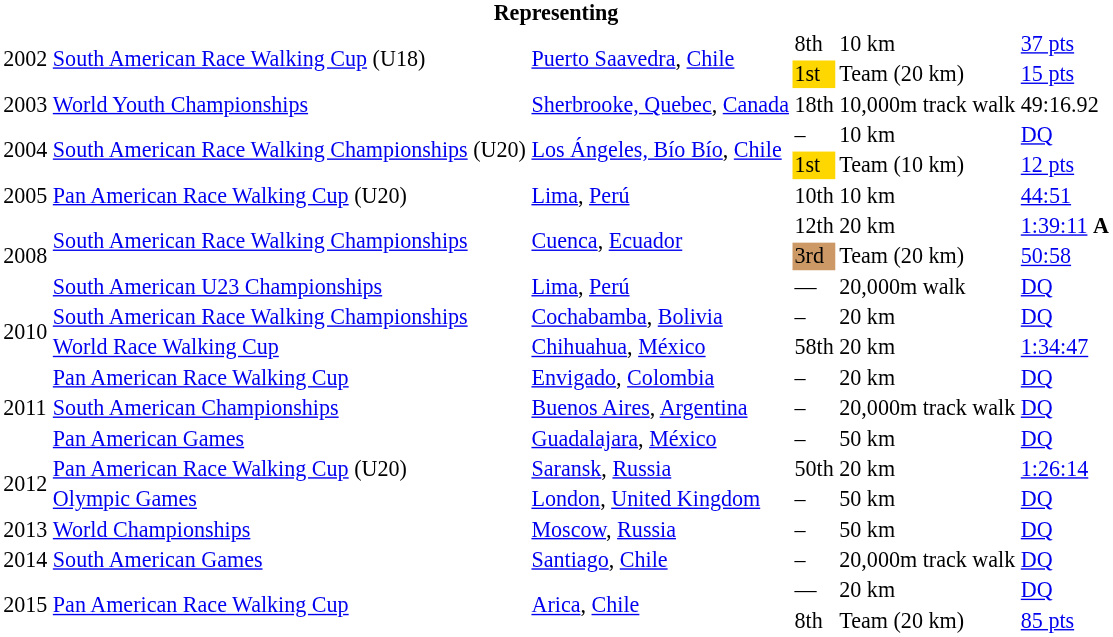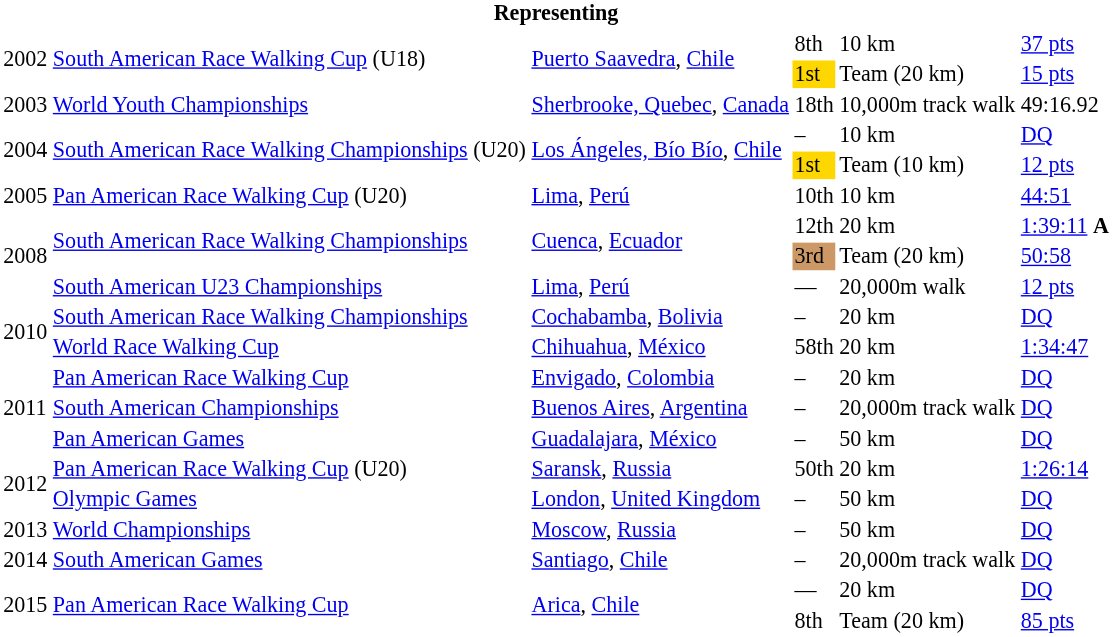(1037, 286) DQ -> (1047, 286) 12 pts
